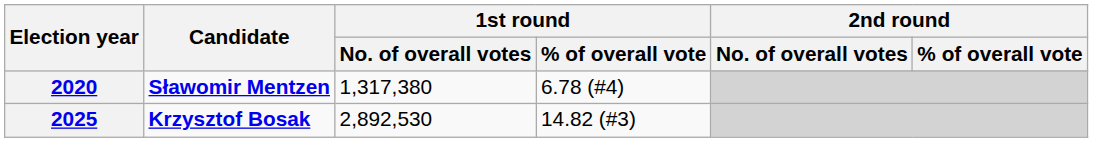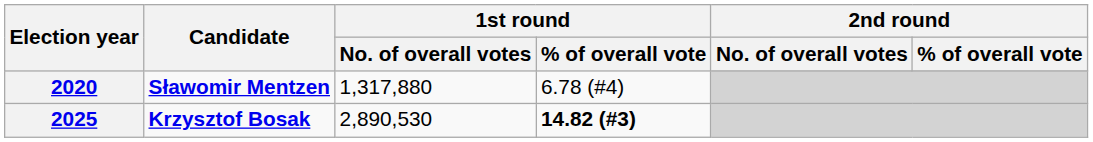(386, 86) 1,317,380 -> (386, 86) 1,317,880
(386, 119) 2,892,530 -> (386, 119) 2,890,530
(588, 119) normal -> (588, 119) bold
